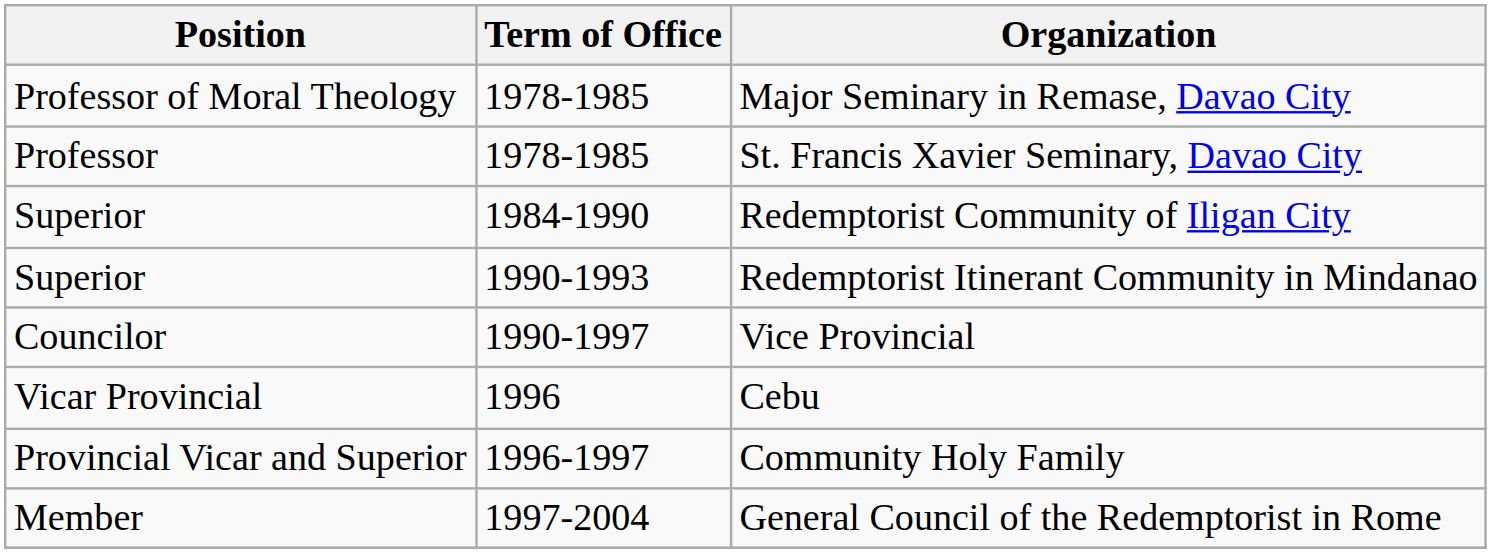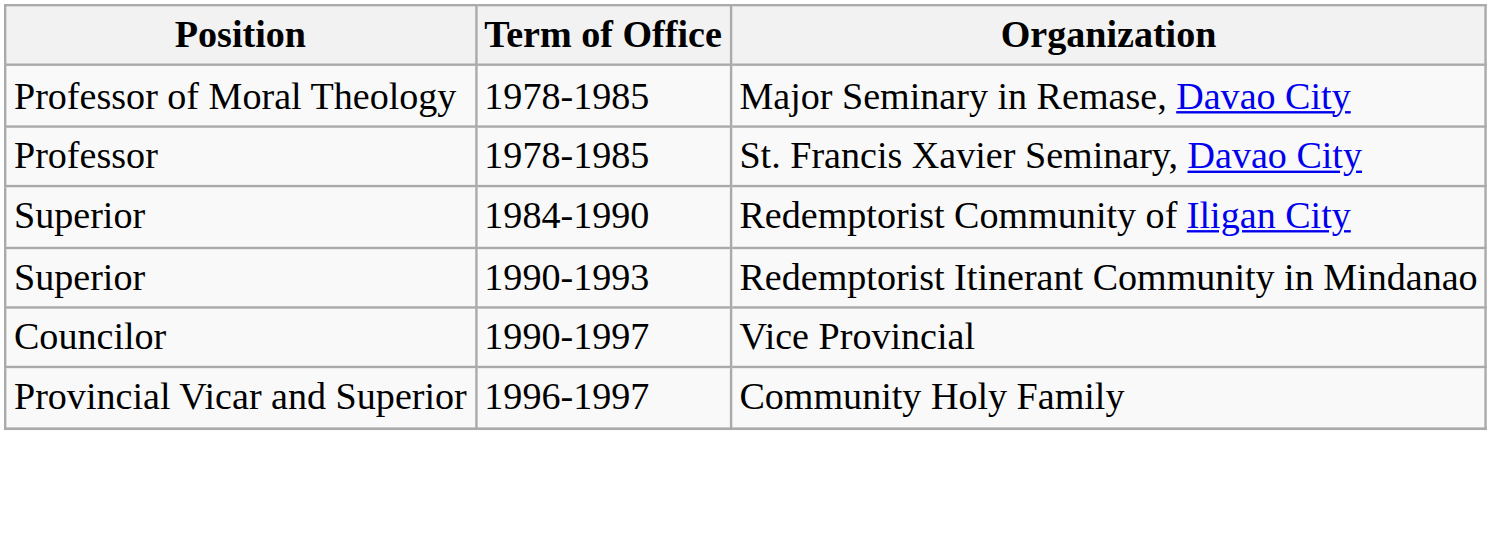- row: (780, 397)
- row: (1091, 517)
